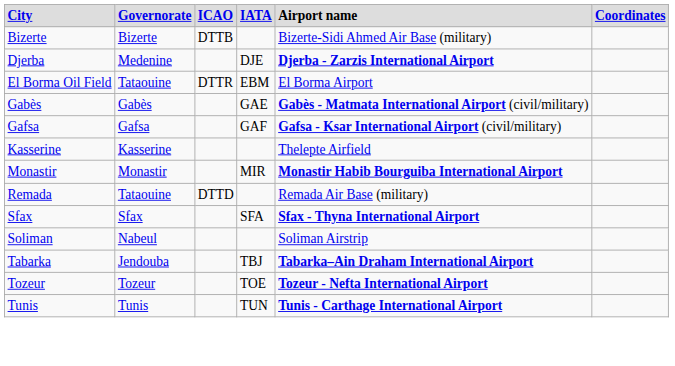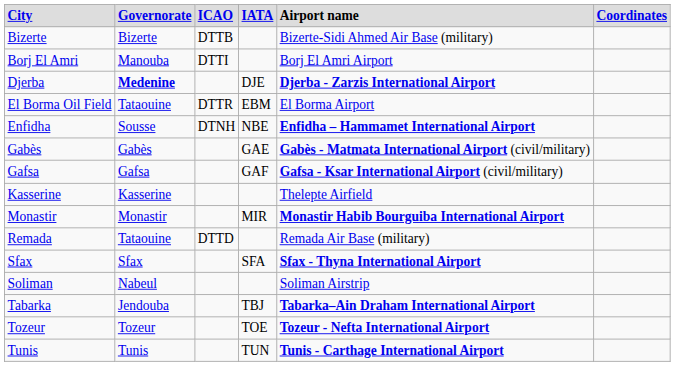+ row: (43, 60)
(145, 60) normal -> (146, 82) bold
+ row: (29, 127)
